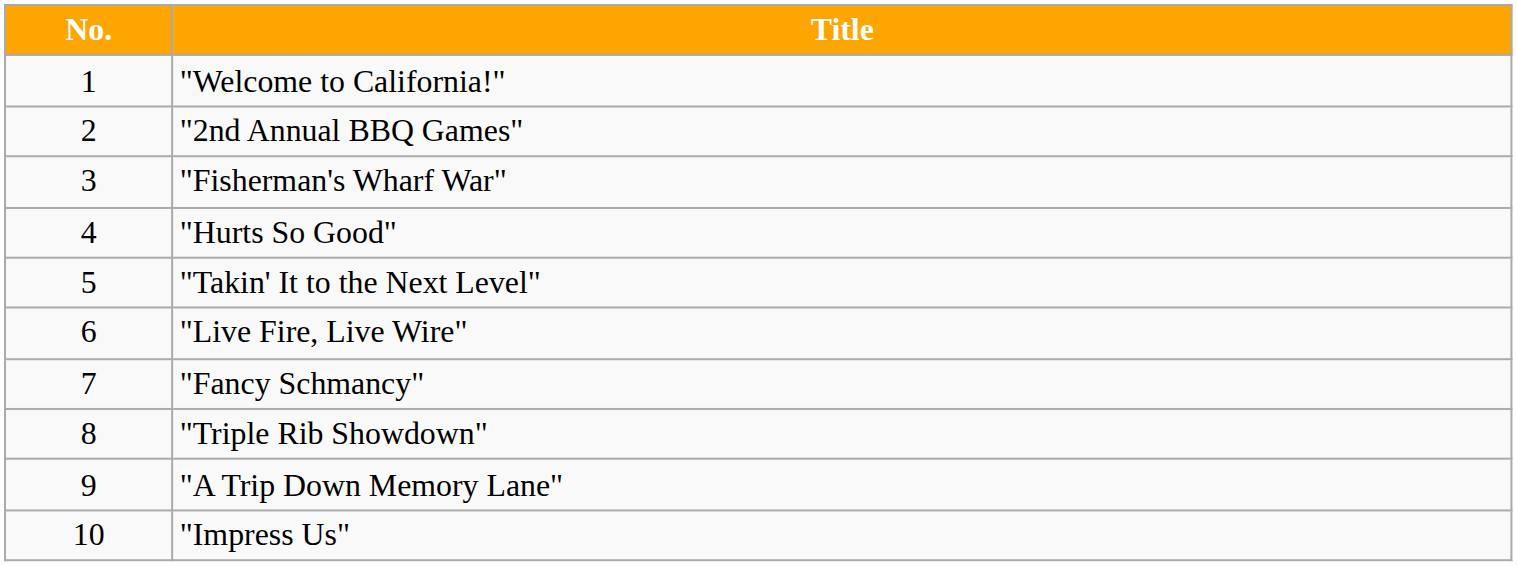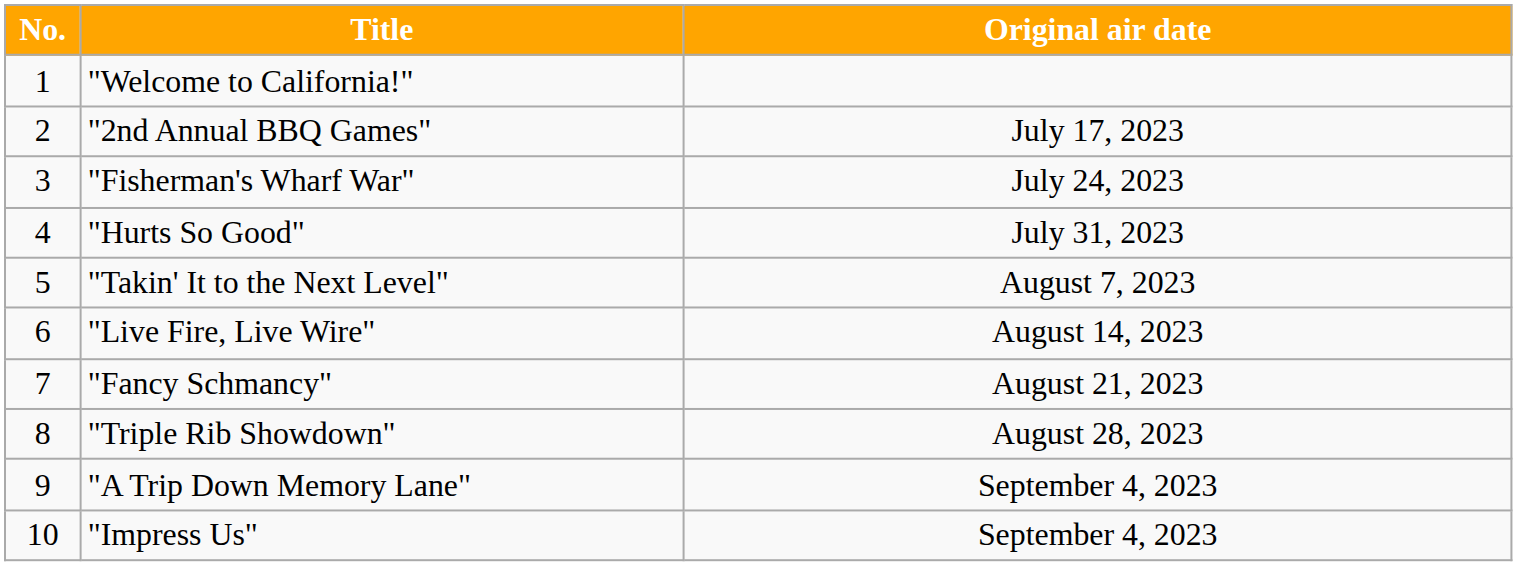+ column: (1098, 29)
